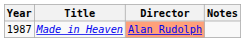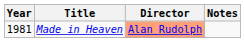(19, 30) 1987 -> (19, 30) 1981
